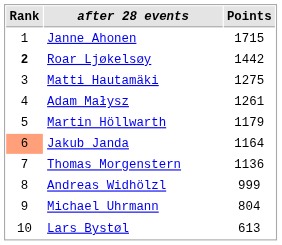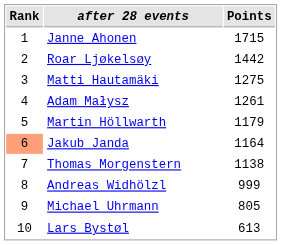(24, 60) bold -> (24, 60) normal
(249, 165) 1136 -> (249, 165) 1138
(249, 207) 804 -> (249, 207) 805
